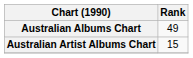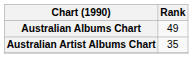(173, 45) 15 -> (173, 45) 35
